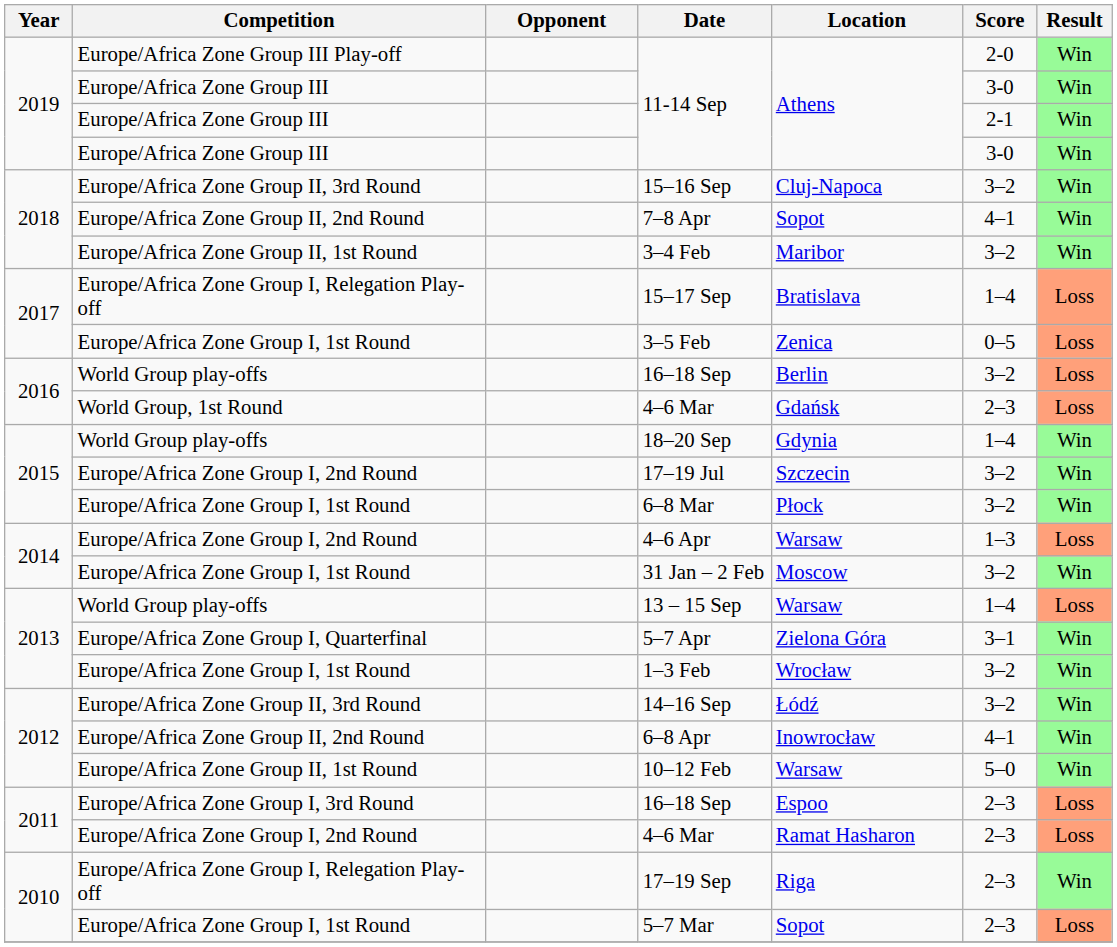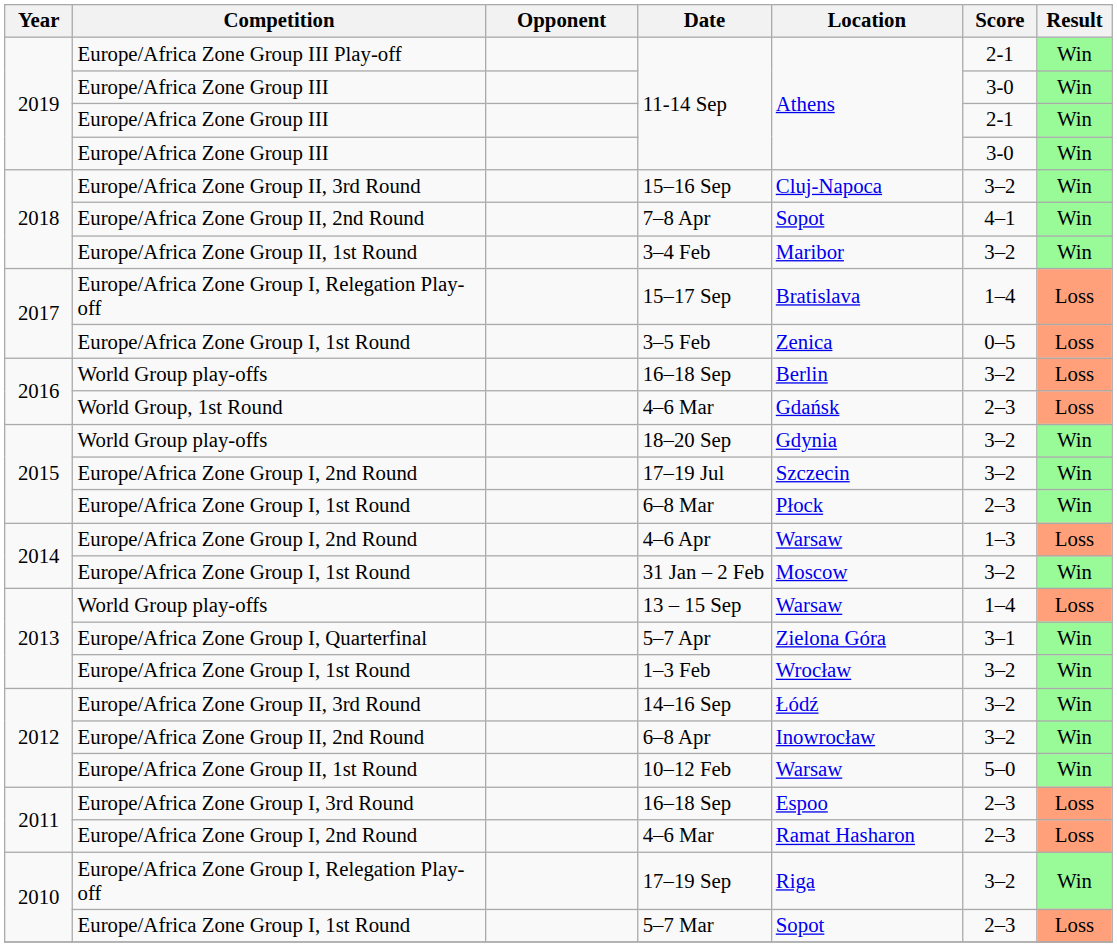(1000, 53) 2-0 -> (1000, 53) 2-1
(1000, 440) 1–4 -> (1000, 440) 3–2
(1000, 506) 3–2 -> (1000, 506) 2–3
(1000, 737) 4–1 -> (1000, 737) 3–2
(1000, 880) 2–3 -> (1000, 880) 3–2
